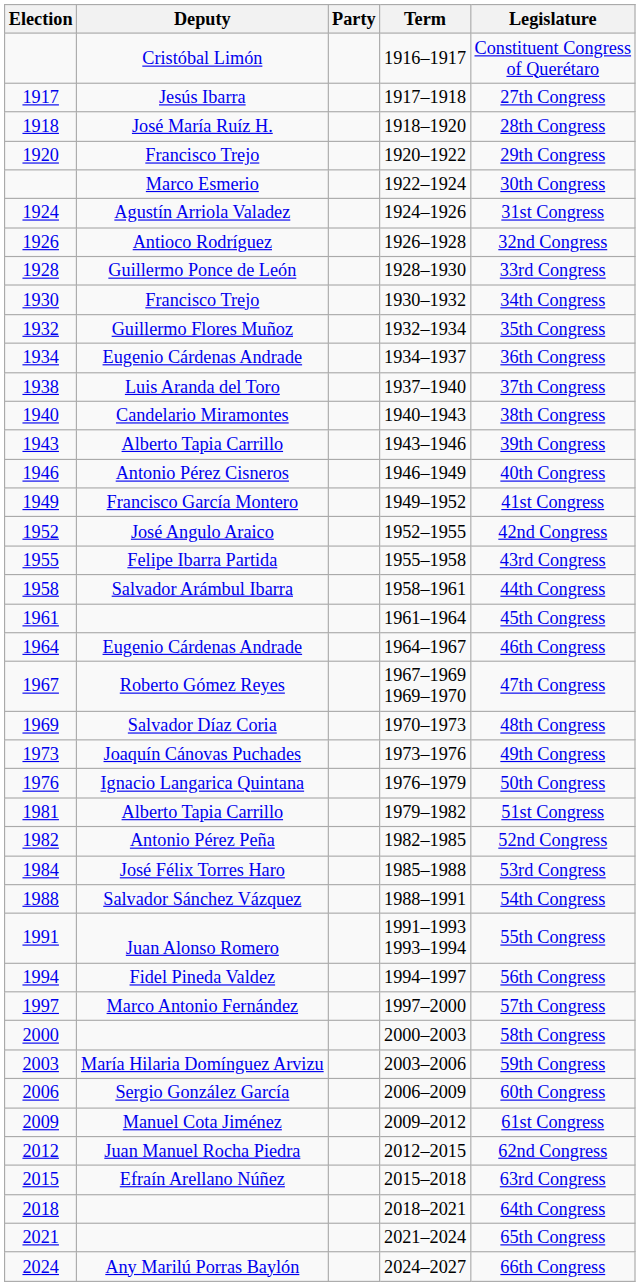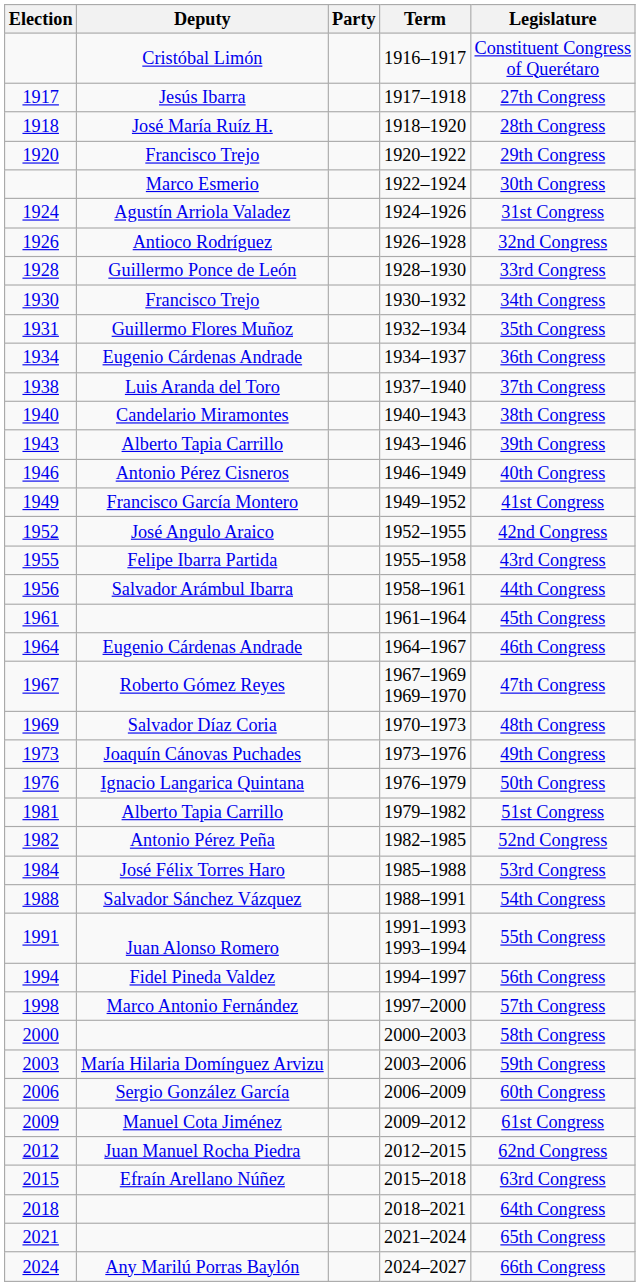(41, 328) 1932 -> (41, 328) 1931
(41, 589) 1958 -> (41, 589) 1956
(41, 1006) 1997 -> (41, 1006) 1998
